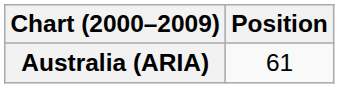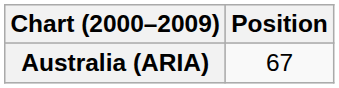(280, 62) 61 -> (280, 62) 67
